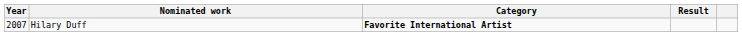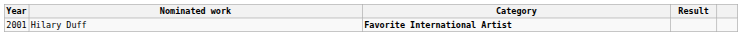(17, 25) 2007 -> (17, 25) 2001
